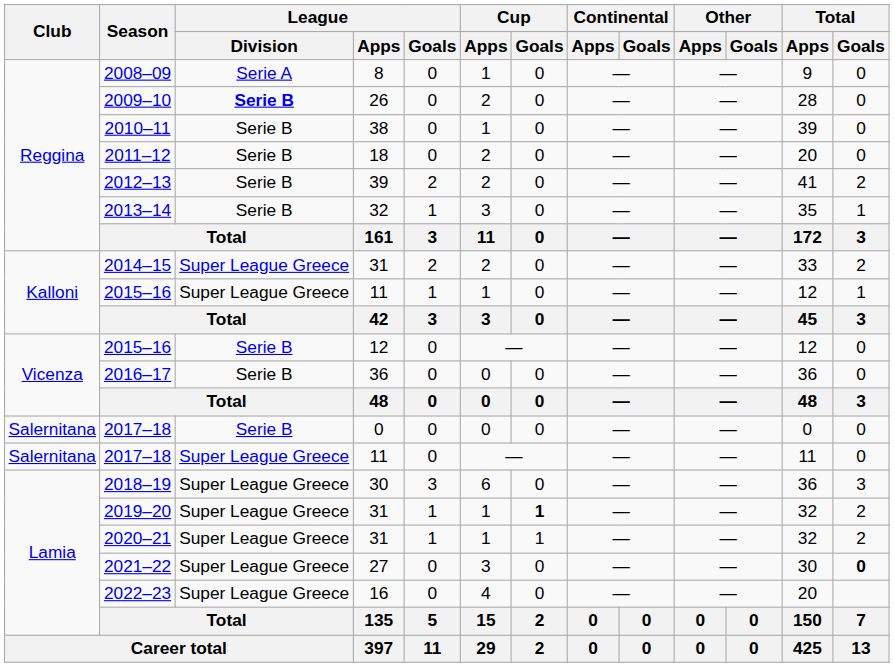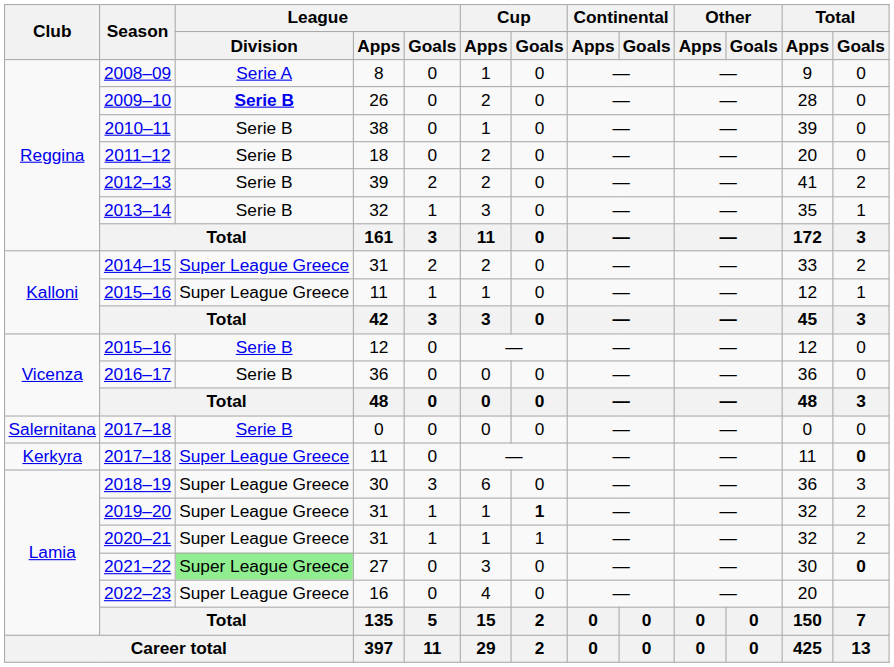(52, 456) Salernitana -> (52, 456) Kerkyra
(861, 456) normal -> (861, 456) bold
(264, 566) no background -> (264, 566) lightgreen background
